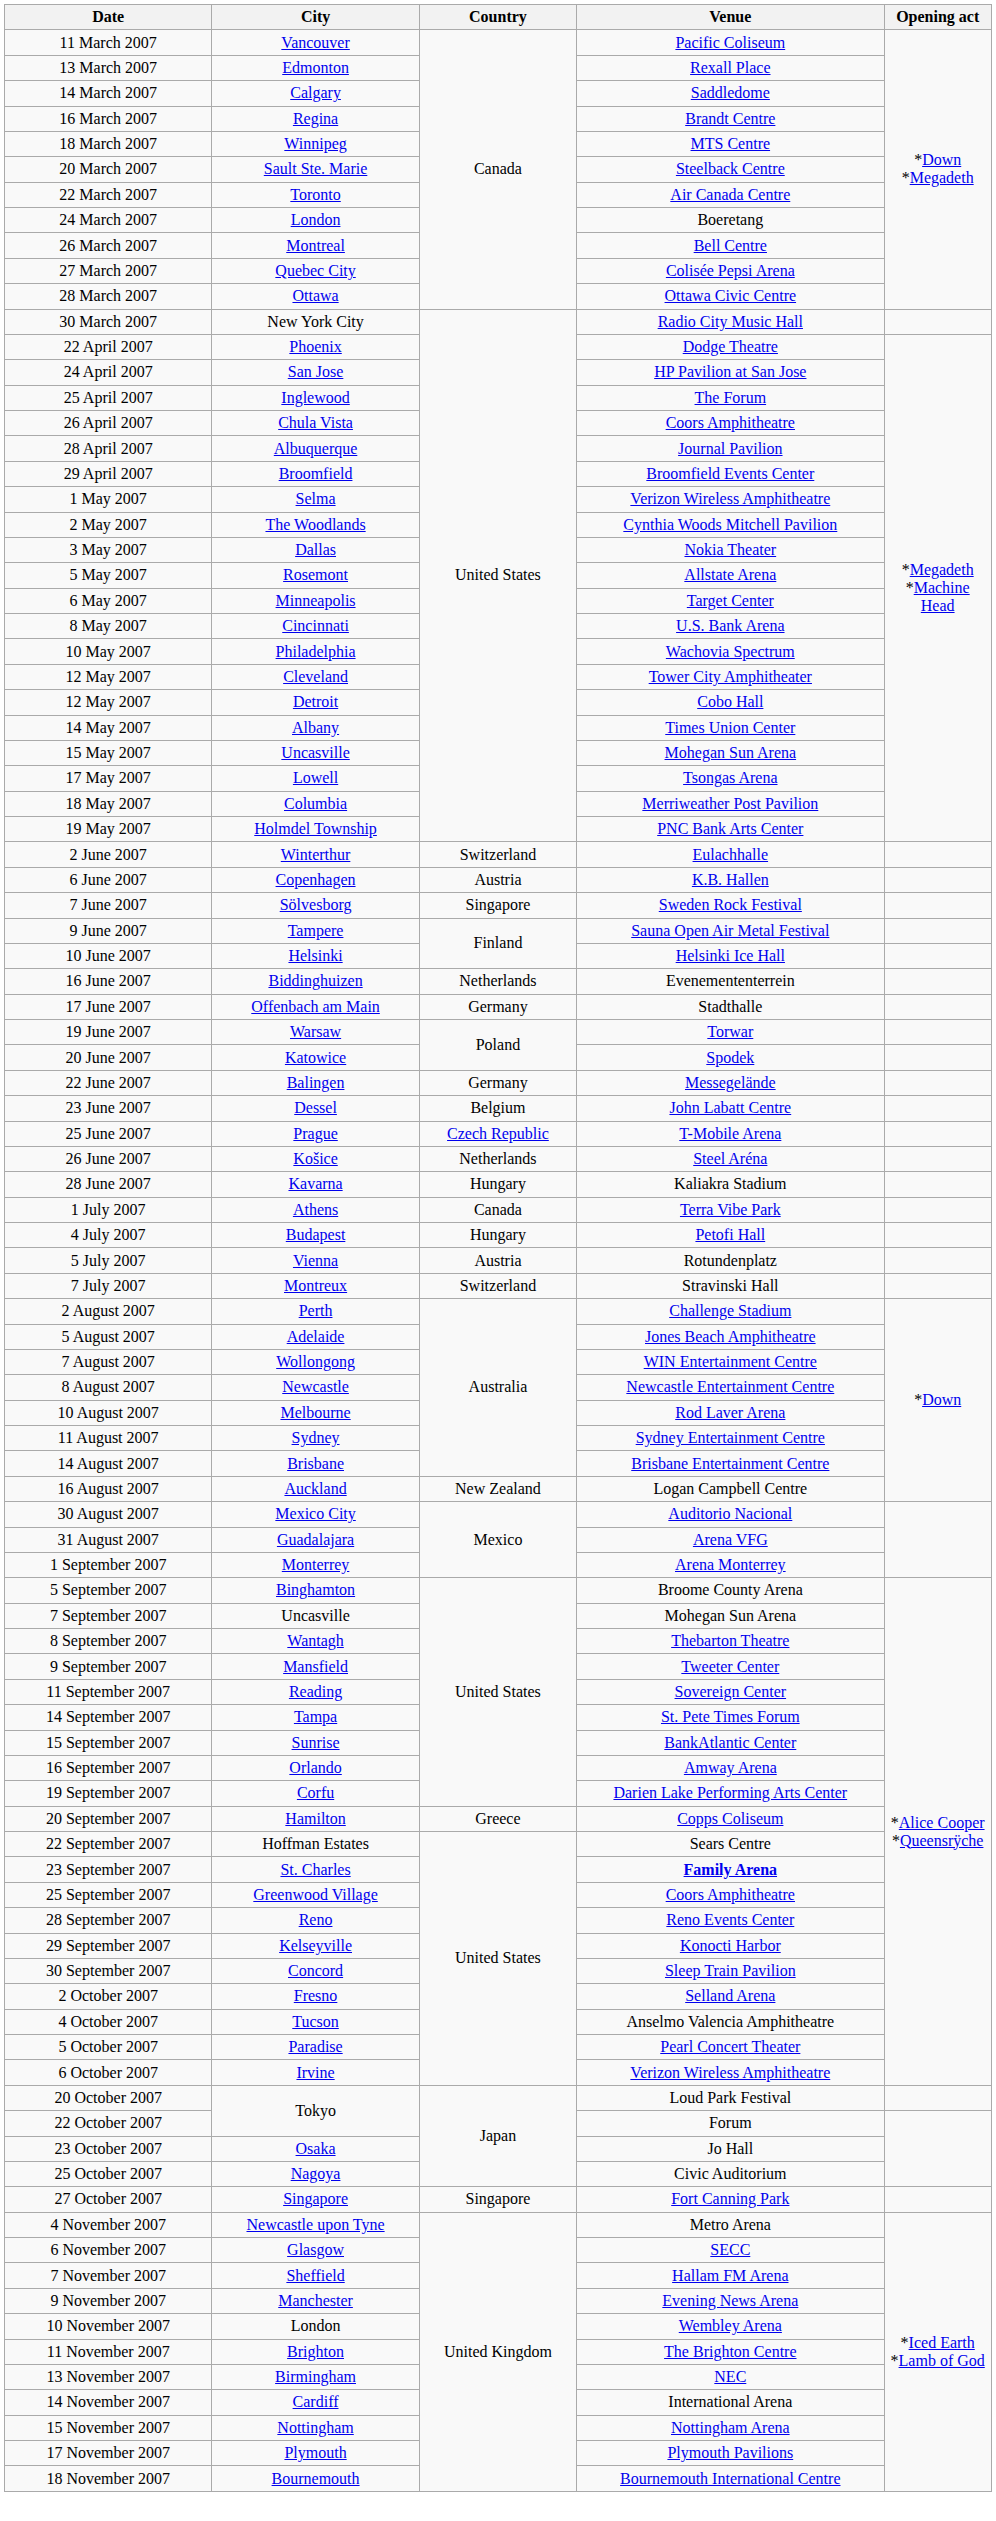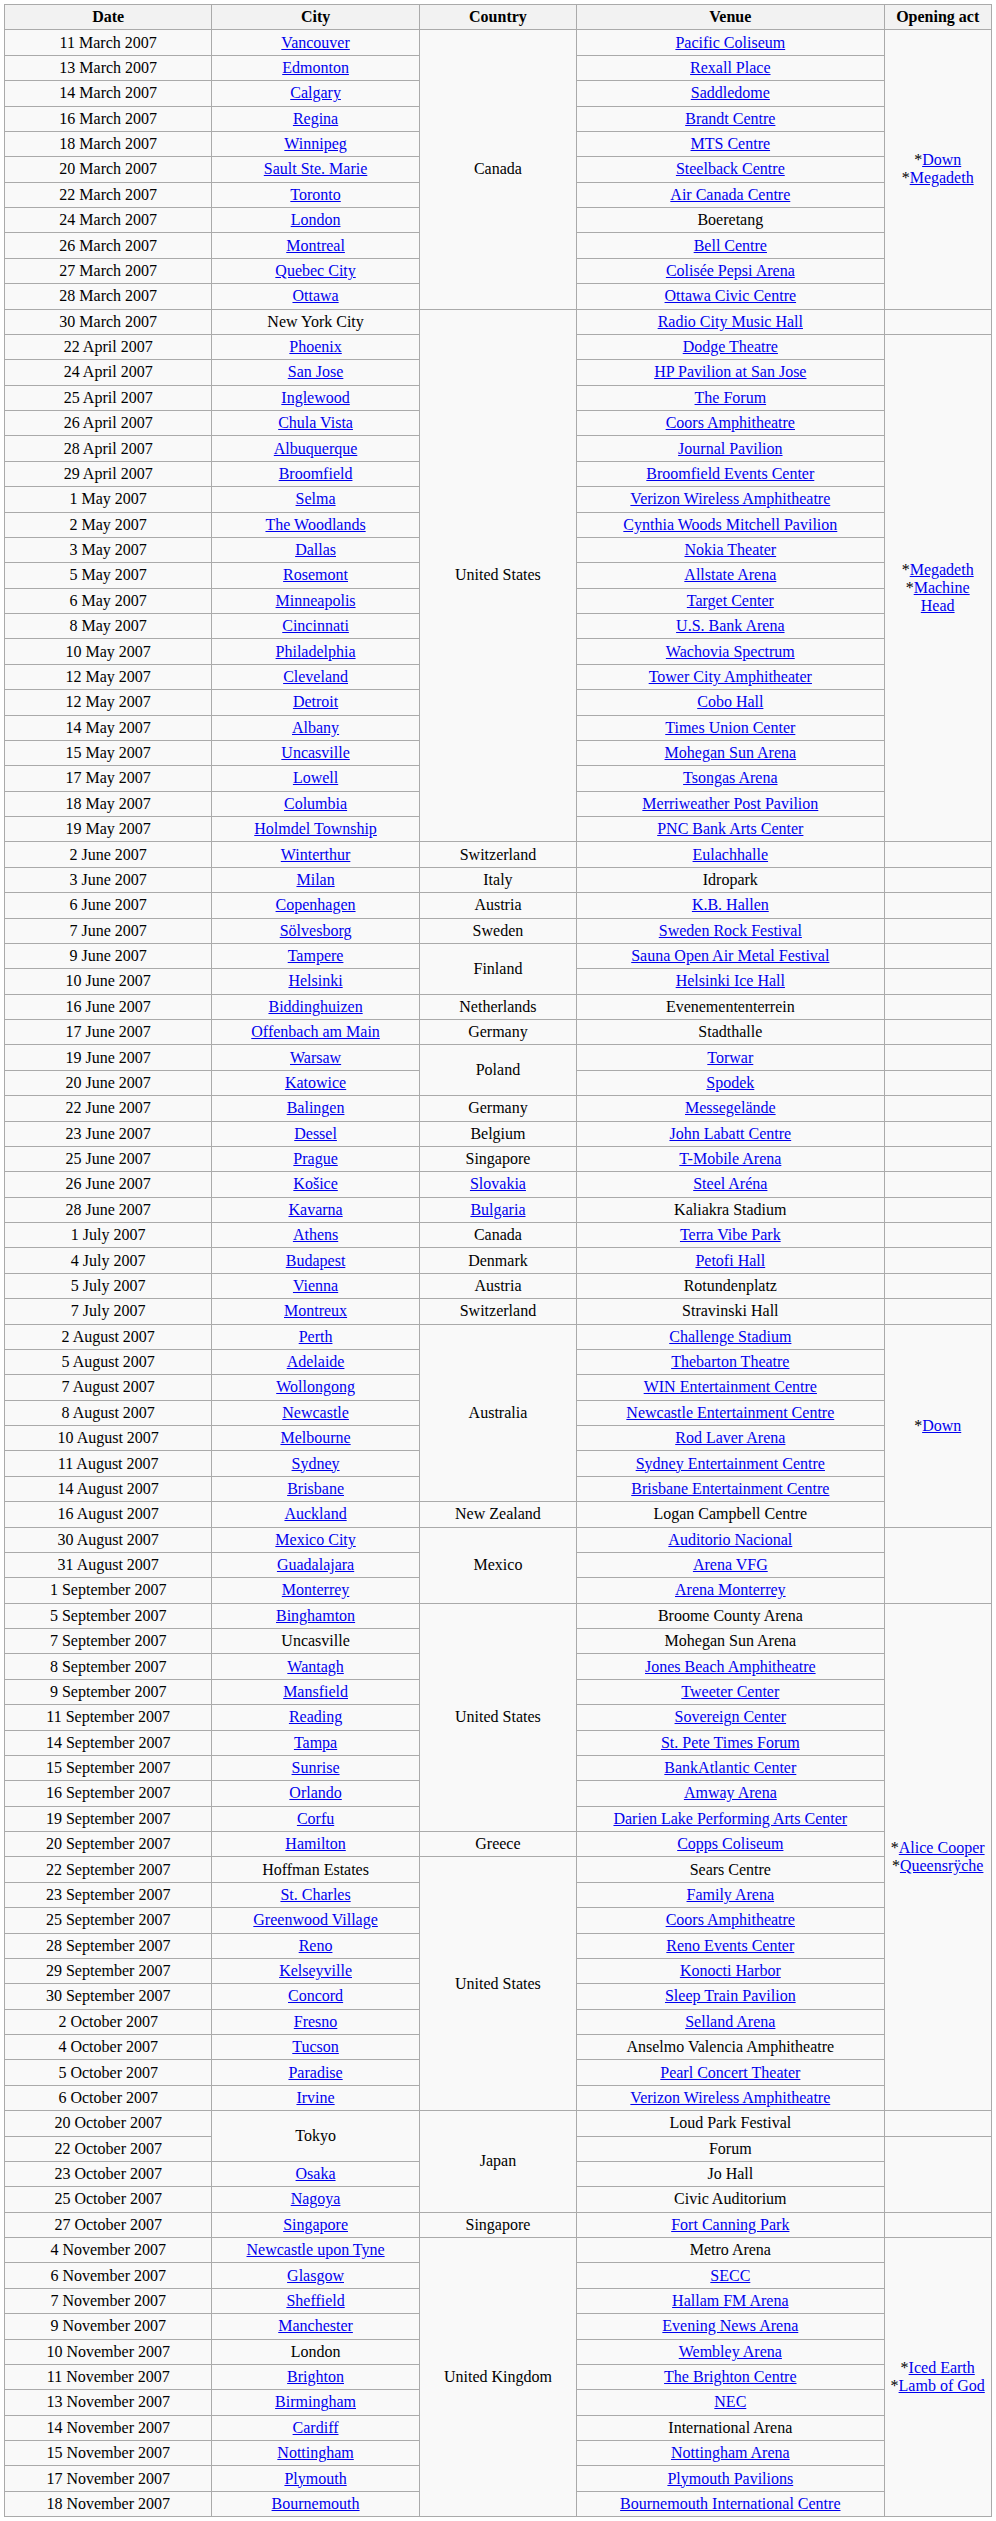+ row: (108, 879)
(498, 905) Singapore -> (498, 930) Sweden
(498, 1133) Czech Republic -> (498, 1159) Singapore
(498, 1159) Netherlands -> (498, 1184) Slovakia
(498, 1184) Hungary -> (498, 1209) Bulgaria
(498, 1235) Hungary -> (498, 1260) Denmark
(730, 1336) Jones Beach Amphitheatre -> (730, 1362) Thebarton Theatre
(730, 1641) Thebarton Theatre -> (730, 1666) Jones Beach Amphitheatre
(730, 1869) bold -> (730, 1894) normal
